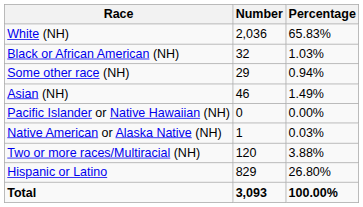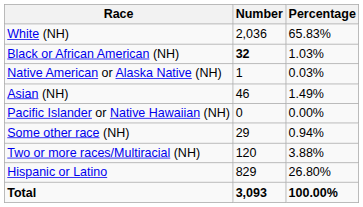(243, 53) normal -> (243, 53) bold
rows swapped: (114, 133) <-> (68, 73)
